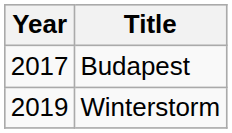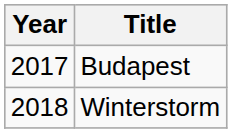(40, 107) 2019 -> (40, 107) 2018
